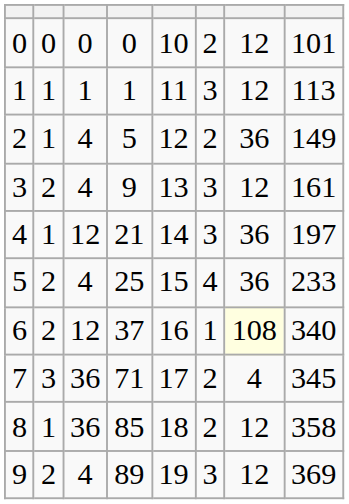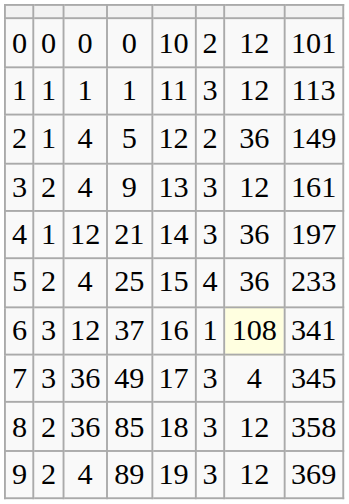(49, 330) 2 -> (49, 330) 3
(314, 330) 340 -> (314, 330) 341
(129, 378) 71 -> (129, 378) 49
(210, 378) 2 -> (210, 378) 3
(49, 426) 1 -> (49, 426) 2
(210, 426) 2 -> (210, 426) 3
